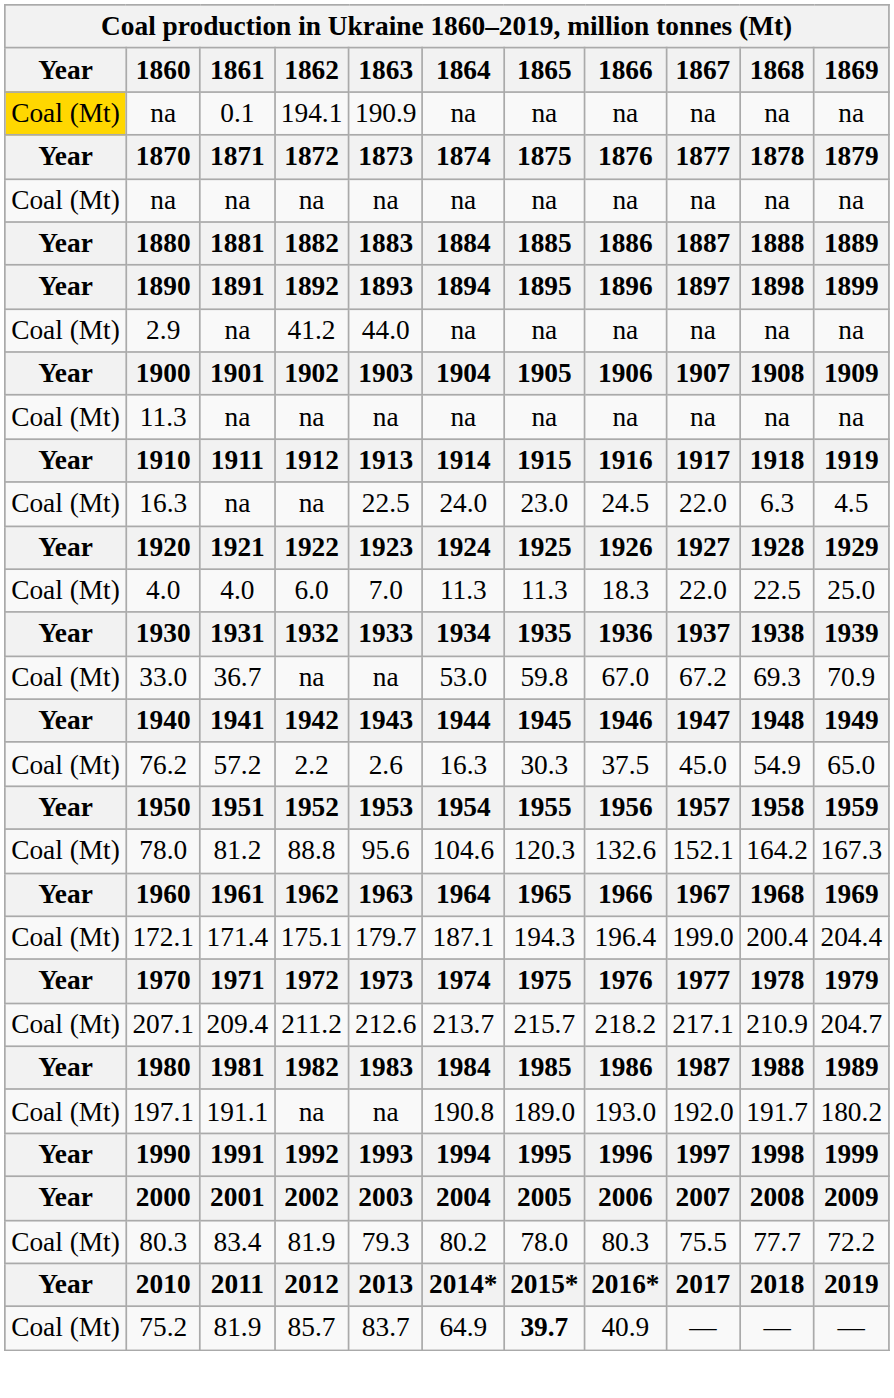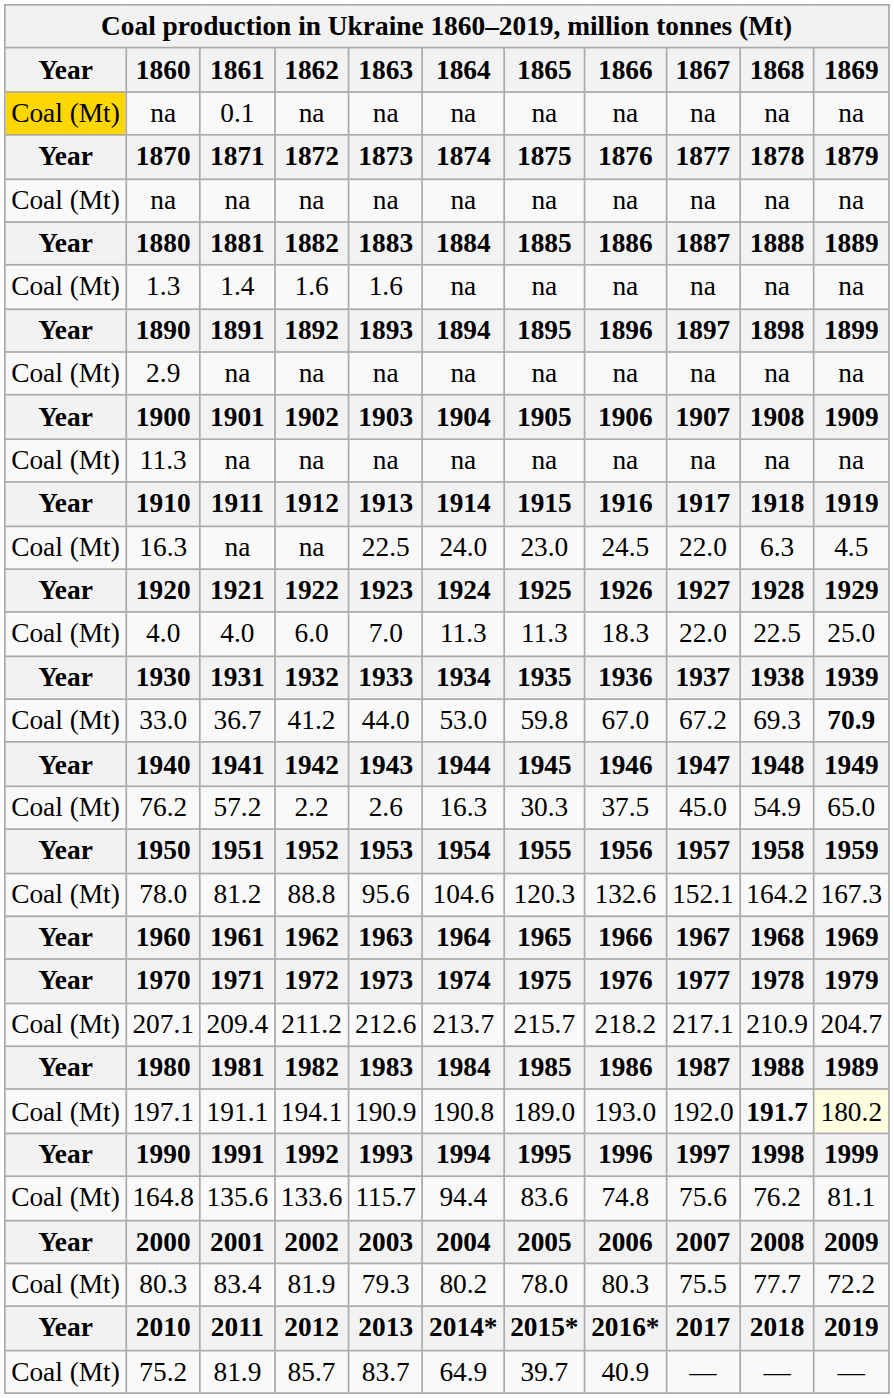(312, 112) 194.1 -> (312, 112) na
(386, 112) 190.9 -> (386, 112) na
+ row: (163, 286)
(312, 329) 41.2 -> (312, 373) na
(386, 329) 44.0 -> (386, 373) na
(312, 677) na -> (312, 720) 41.2
(386, 677) na -> (386, 720) 44.0
(851, 677) normal -> (851, 720) bold
- row: (163, 937)
(312, 1110) na -> (312, 1110) 194.1
(386, 1110) na -> (386, 1110) 190.9
(777, 1110) normal -> (777, 1110) bold
(851, 1110) no background -> (851, 1110) lightyellow background
+ row: (163, 1197)
(544, 1327) bold -> (544, 1371) normal
